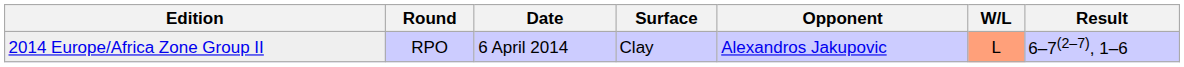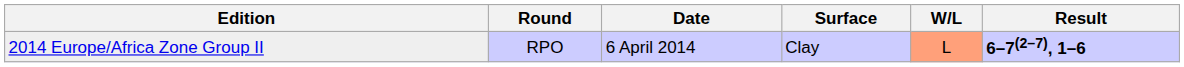- column: (843, 18)
(1078, 47) normal -> (1036, 47) bold
